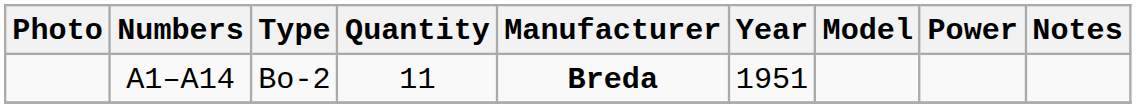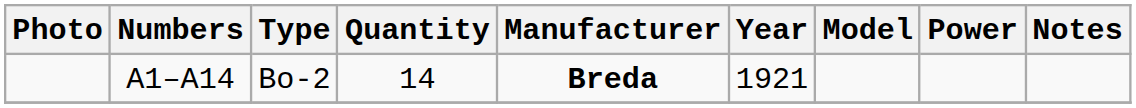(417, 79) 11 -> (417, 79) 14
(772, 79) 1951 -> (772, 79) 1921
